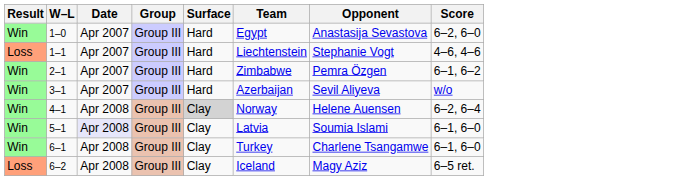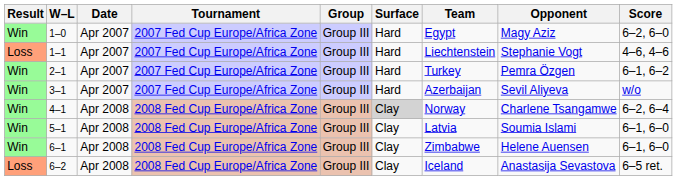+ column: (226, 14)
(370, 33) Anastasija Sevastova -> (528, 33) Magy Aziz
(264, 71) Zimbabwe -> (443, 71) Turkey
(357, 109) Helene Auensen -> (559, 109) Charlene Tsangamwe
(105, 128) lavender background -> (105, 128) no background
(254, 147) Turkey -> (452, 147) Zimbabwe
(370, 147) Charlene Tsangamwe -> (545, 147) Helene Auensen
(340, 166) Magy Aziz -> (558, 166) Anastasija Sevastova
